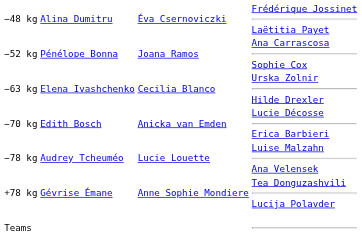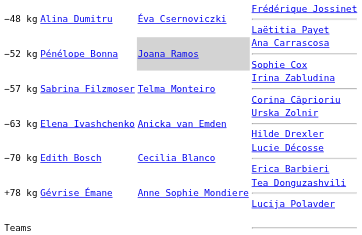(168, 54) no background -> (168, 54) lightgrey background
+ row: (21, 89)
(177, 89) Cecilia Blanco -> (182, 123) Anicka van Emden
(182, 123) Anicka van Emden -> (177, 158) Cecilia Blanco
- row: (21, 158)
